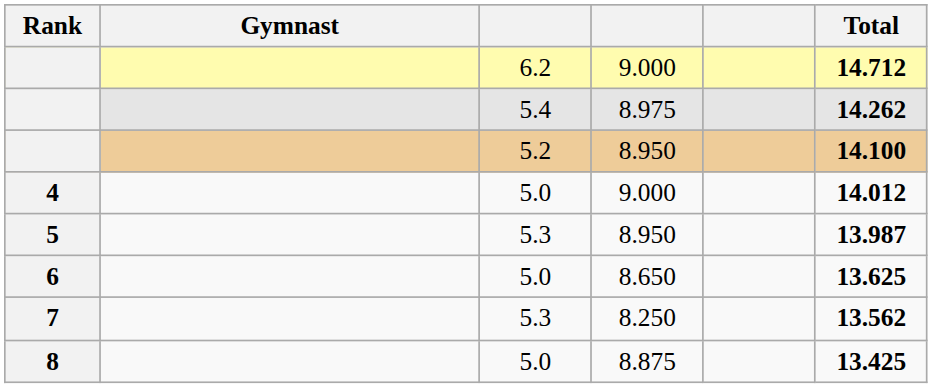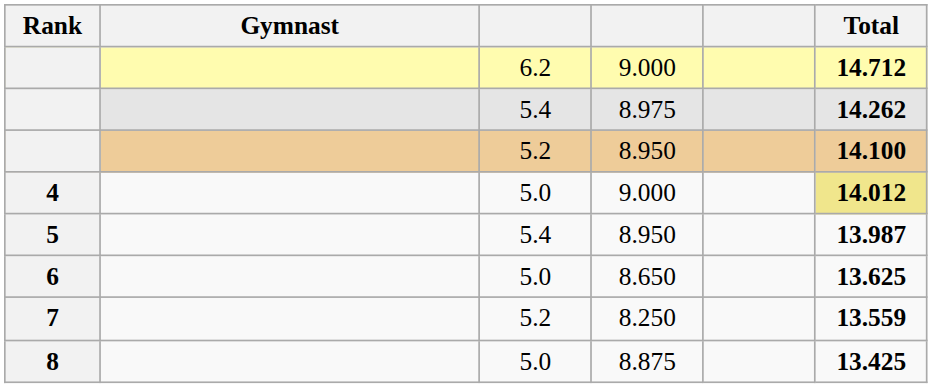(871, 193) no background -> (871, 193) khaki background
(535, 234) 5.3 -> (535, 234) 5.4
(535, 318) 5.3 -> (535, 318) 5.2
(871, 318) 13.562 -> (871, 318) 13.559
